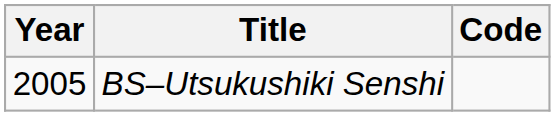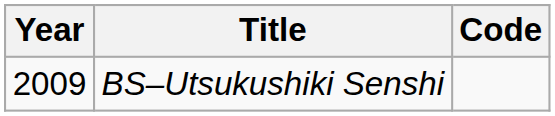(50, 83) 2005 -> (50, 83) 2009
